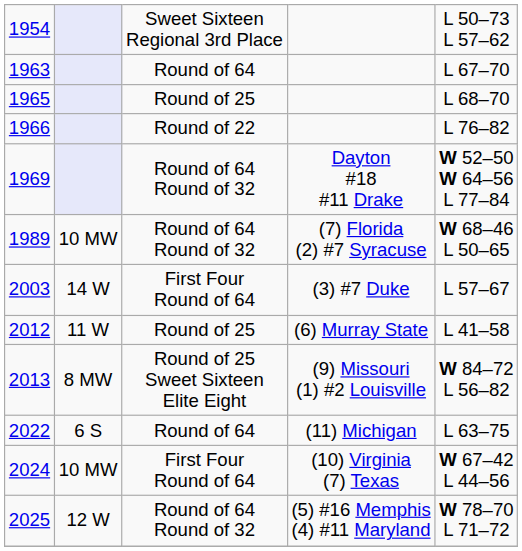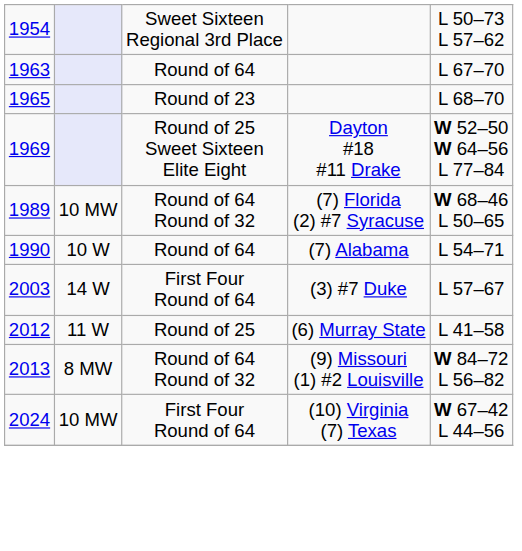(204, 98) Round of 25 -> (204, 98) Round of 23
- row: (30, 128)
(204, 178) Round of 64 Round of 32 -> (204, 149) Round of 25 Sweet Sixteen Elite Eight
+ row: (30, 249)
(204, 379) Round of 25 Sweet Sixteen Elite Eight -> (204, 369) Round of 64 Round of 32
- row: (30, 430)
- row: (30, 520)
